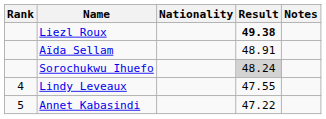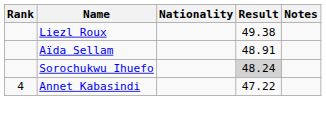(259, 32) bold -> (259, 32) normal
- row: (83, 86)
(21, 105) 5 -> (21, 86) 4
